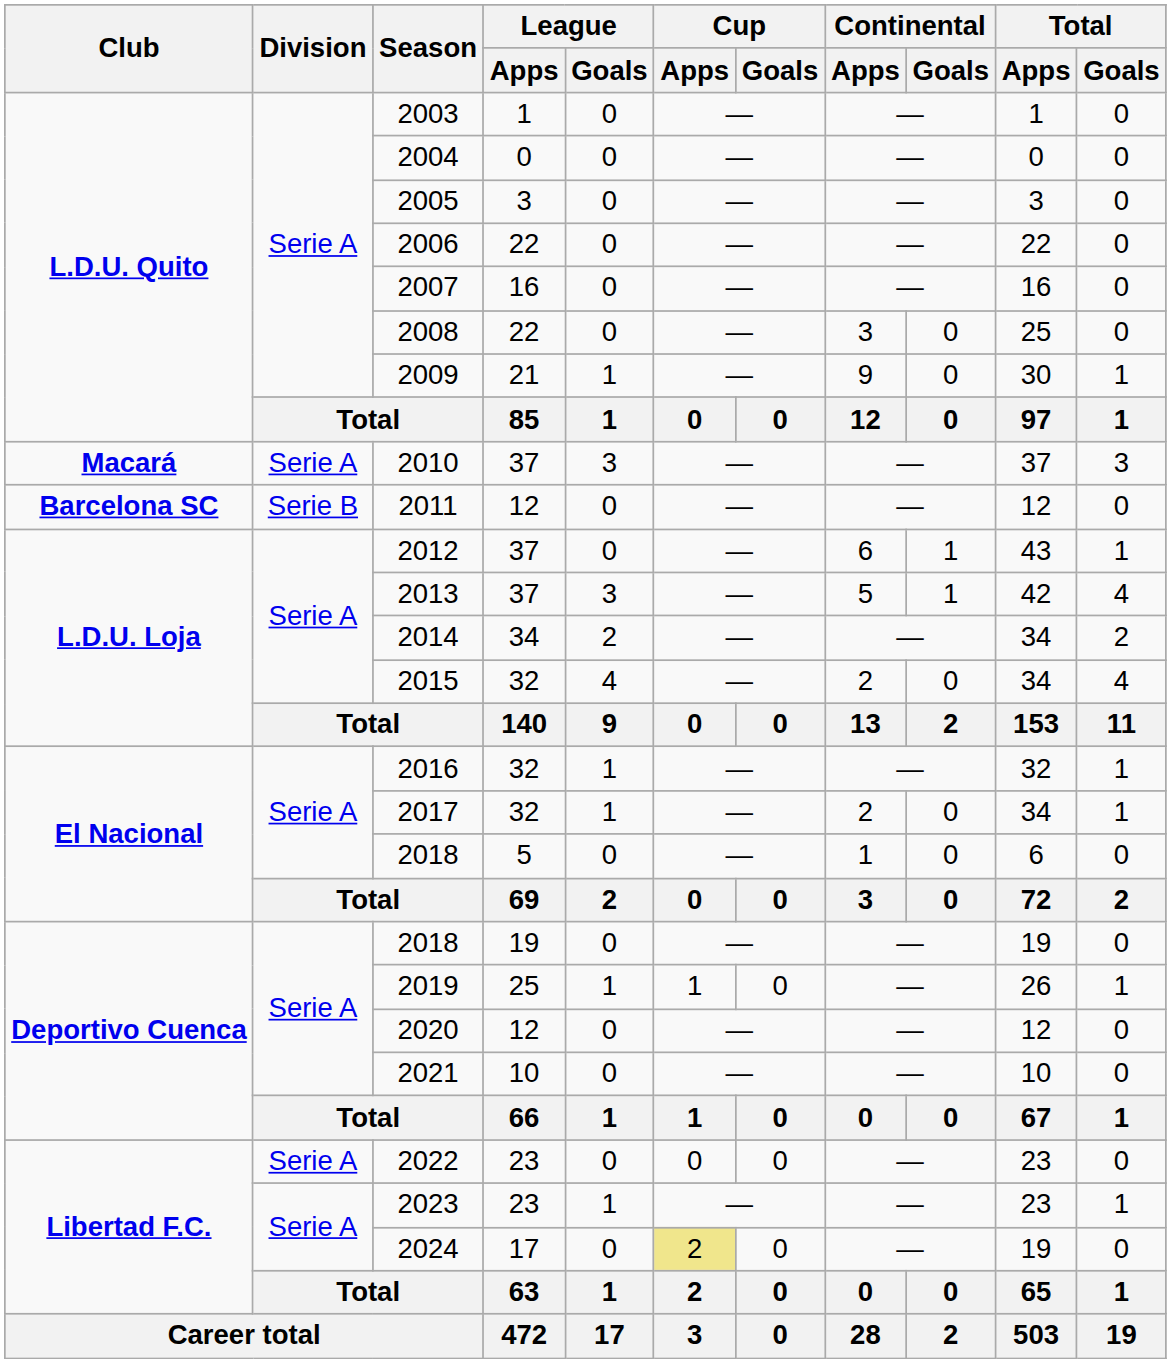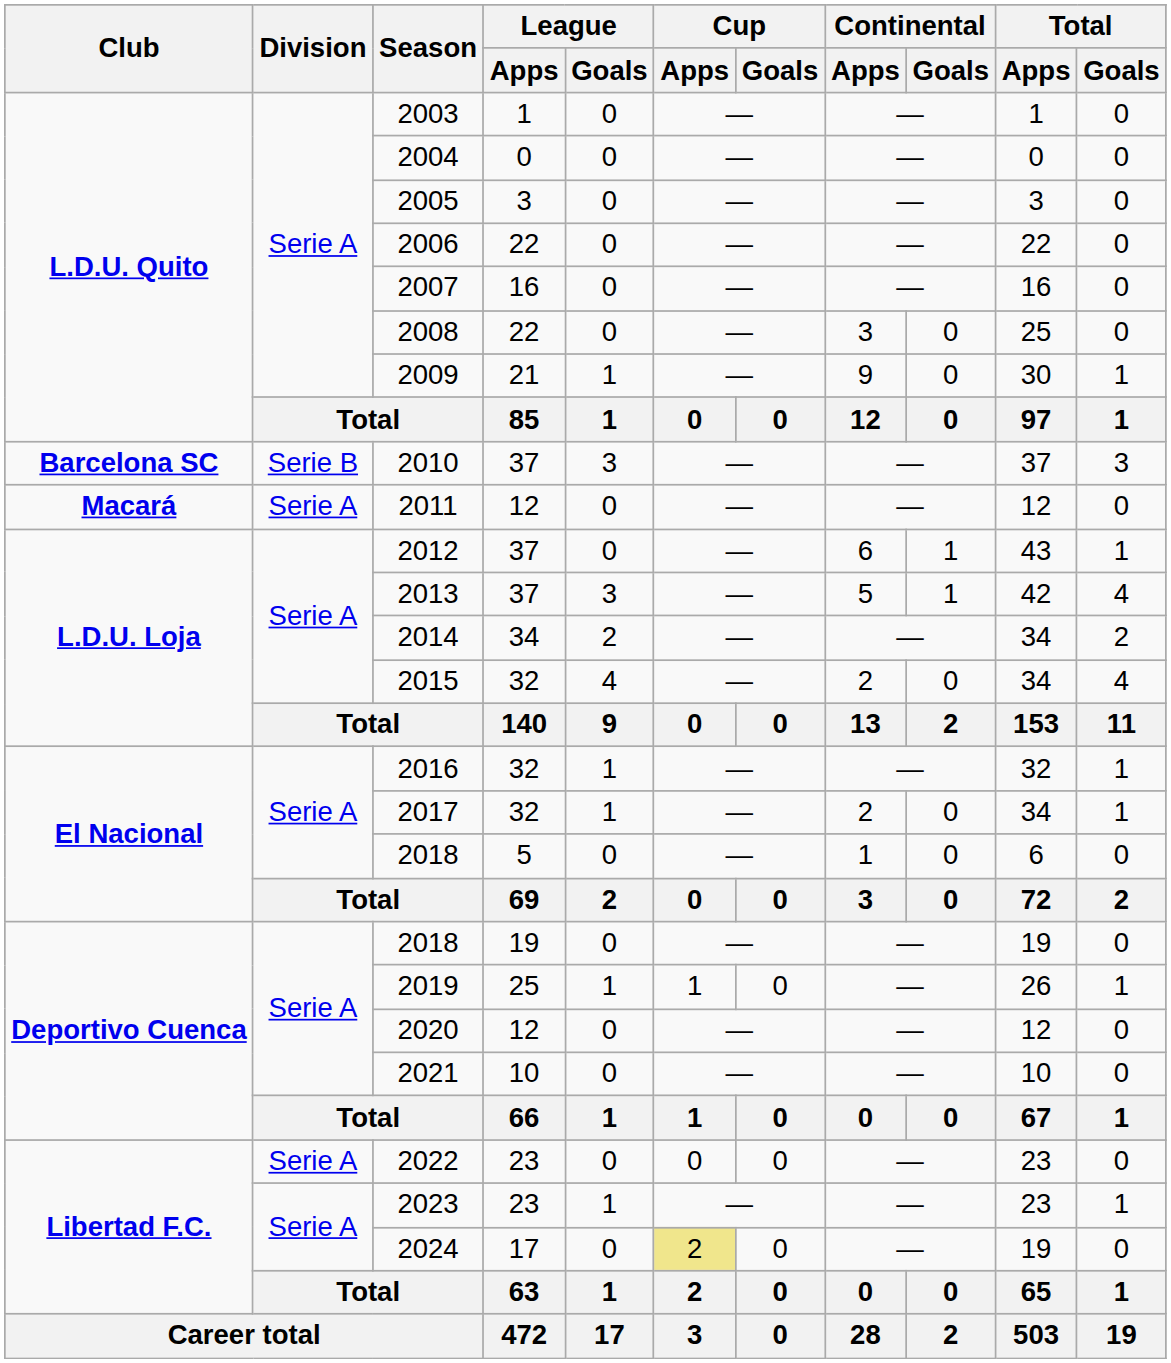(129, 462) Macará -> (129, 462) Barcelona SC
(313, 462) Serie A -> (313, 462) Serie B
(129, 506) Barcelona SC -> (129, 506) Macará
(313, 506) Serie B -> (313, 506) Serie A
